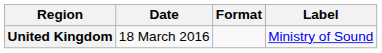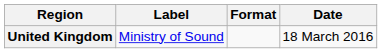columns swapped: (164, 15) <-> (321, 15)
